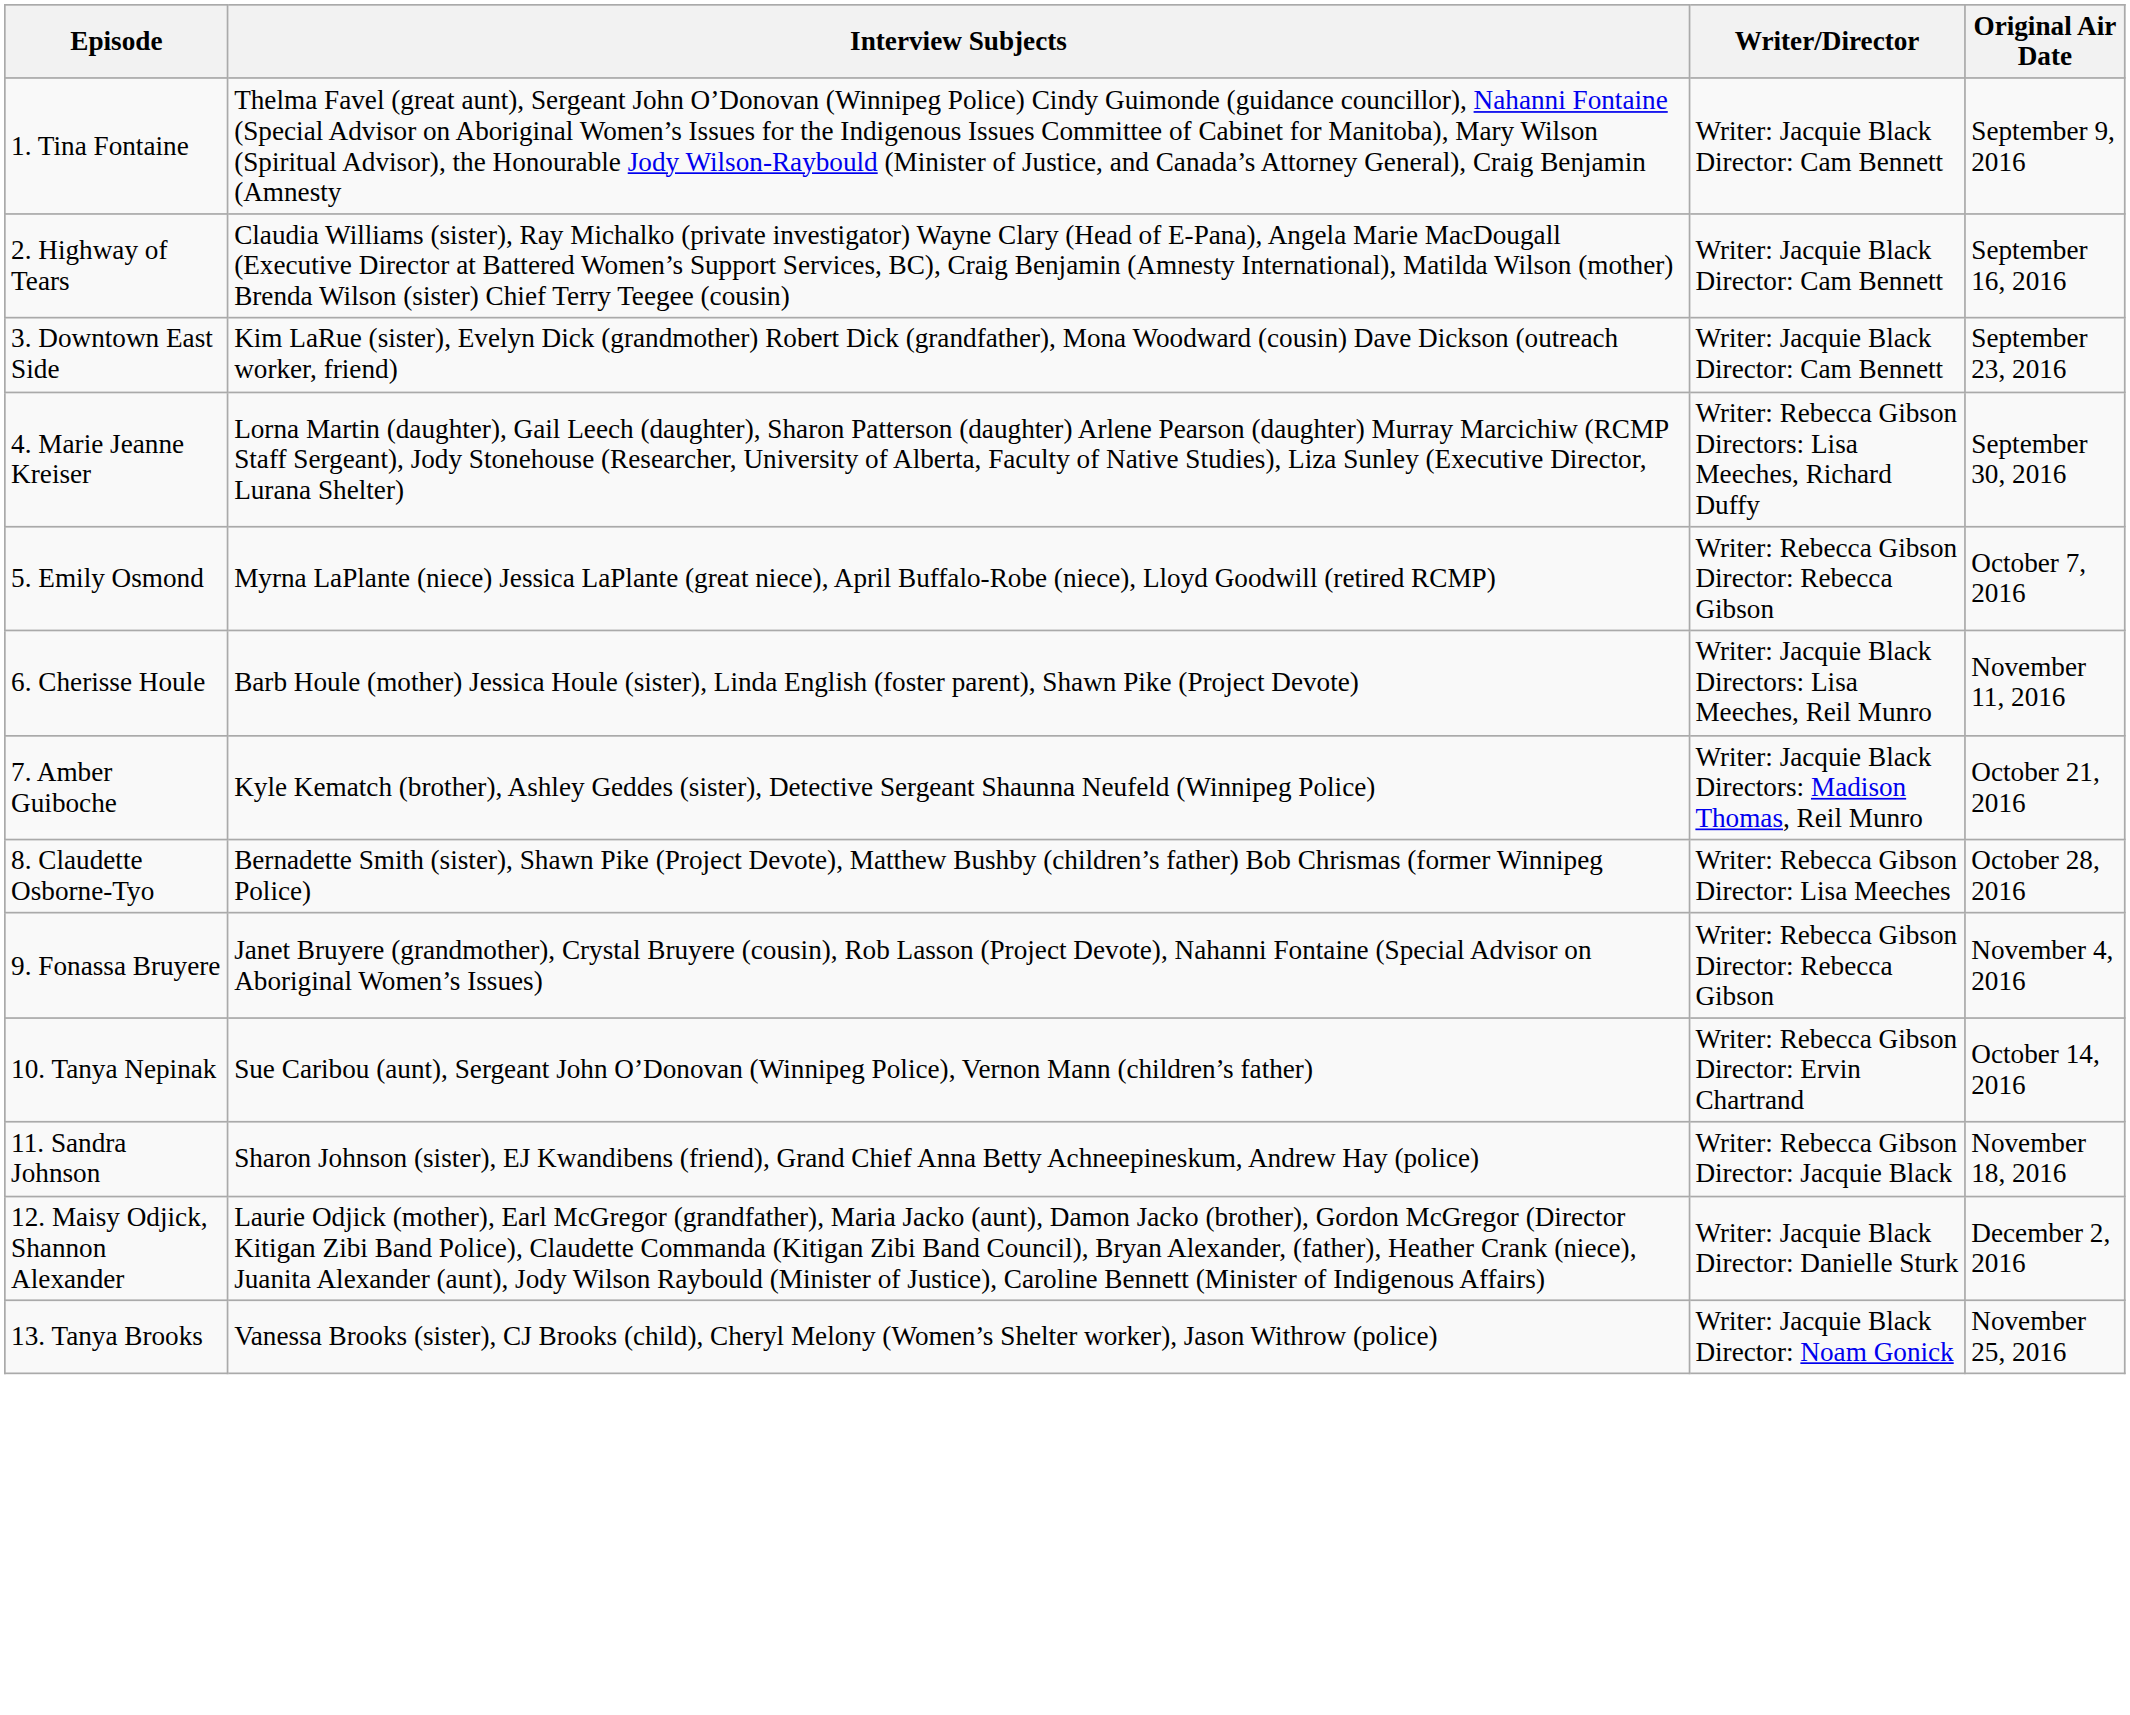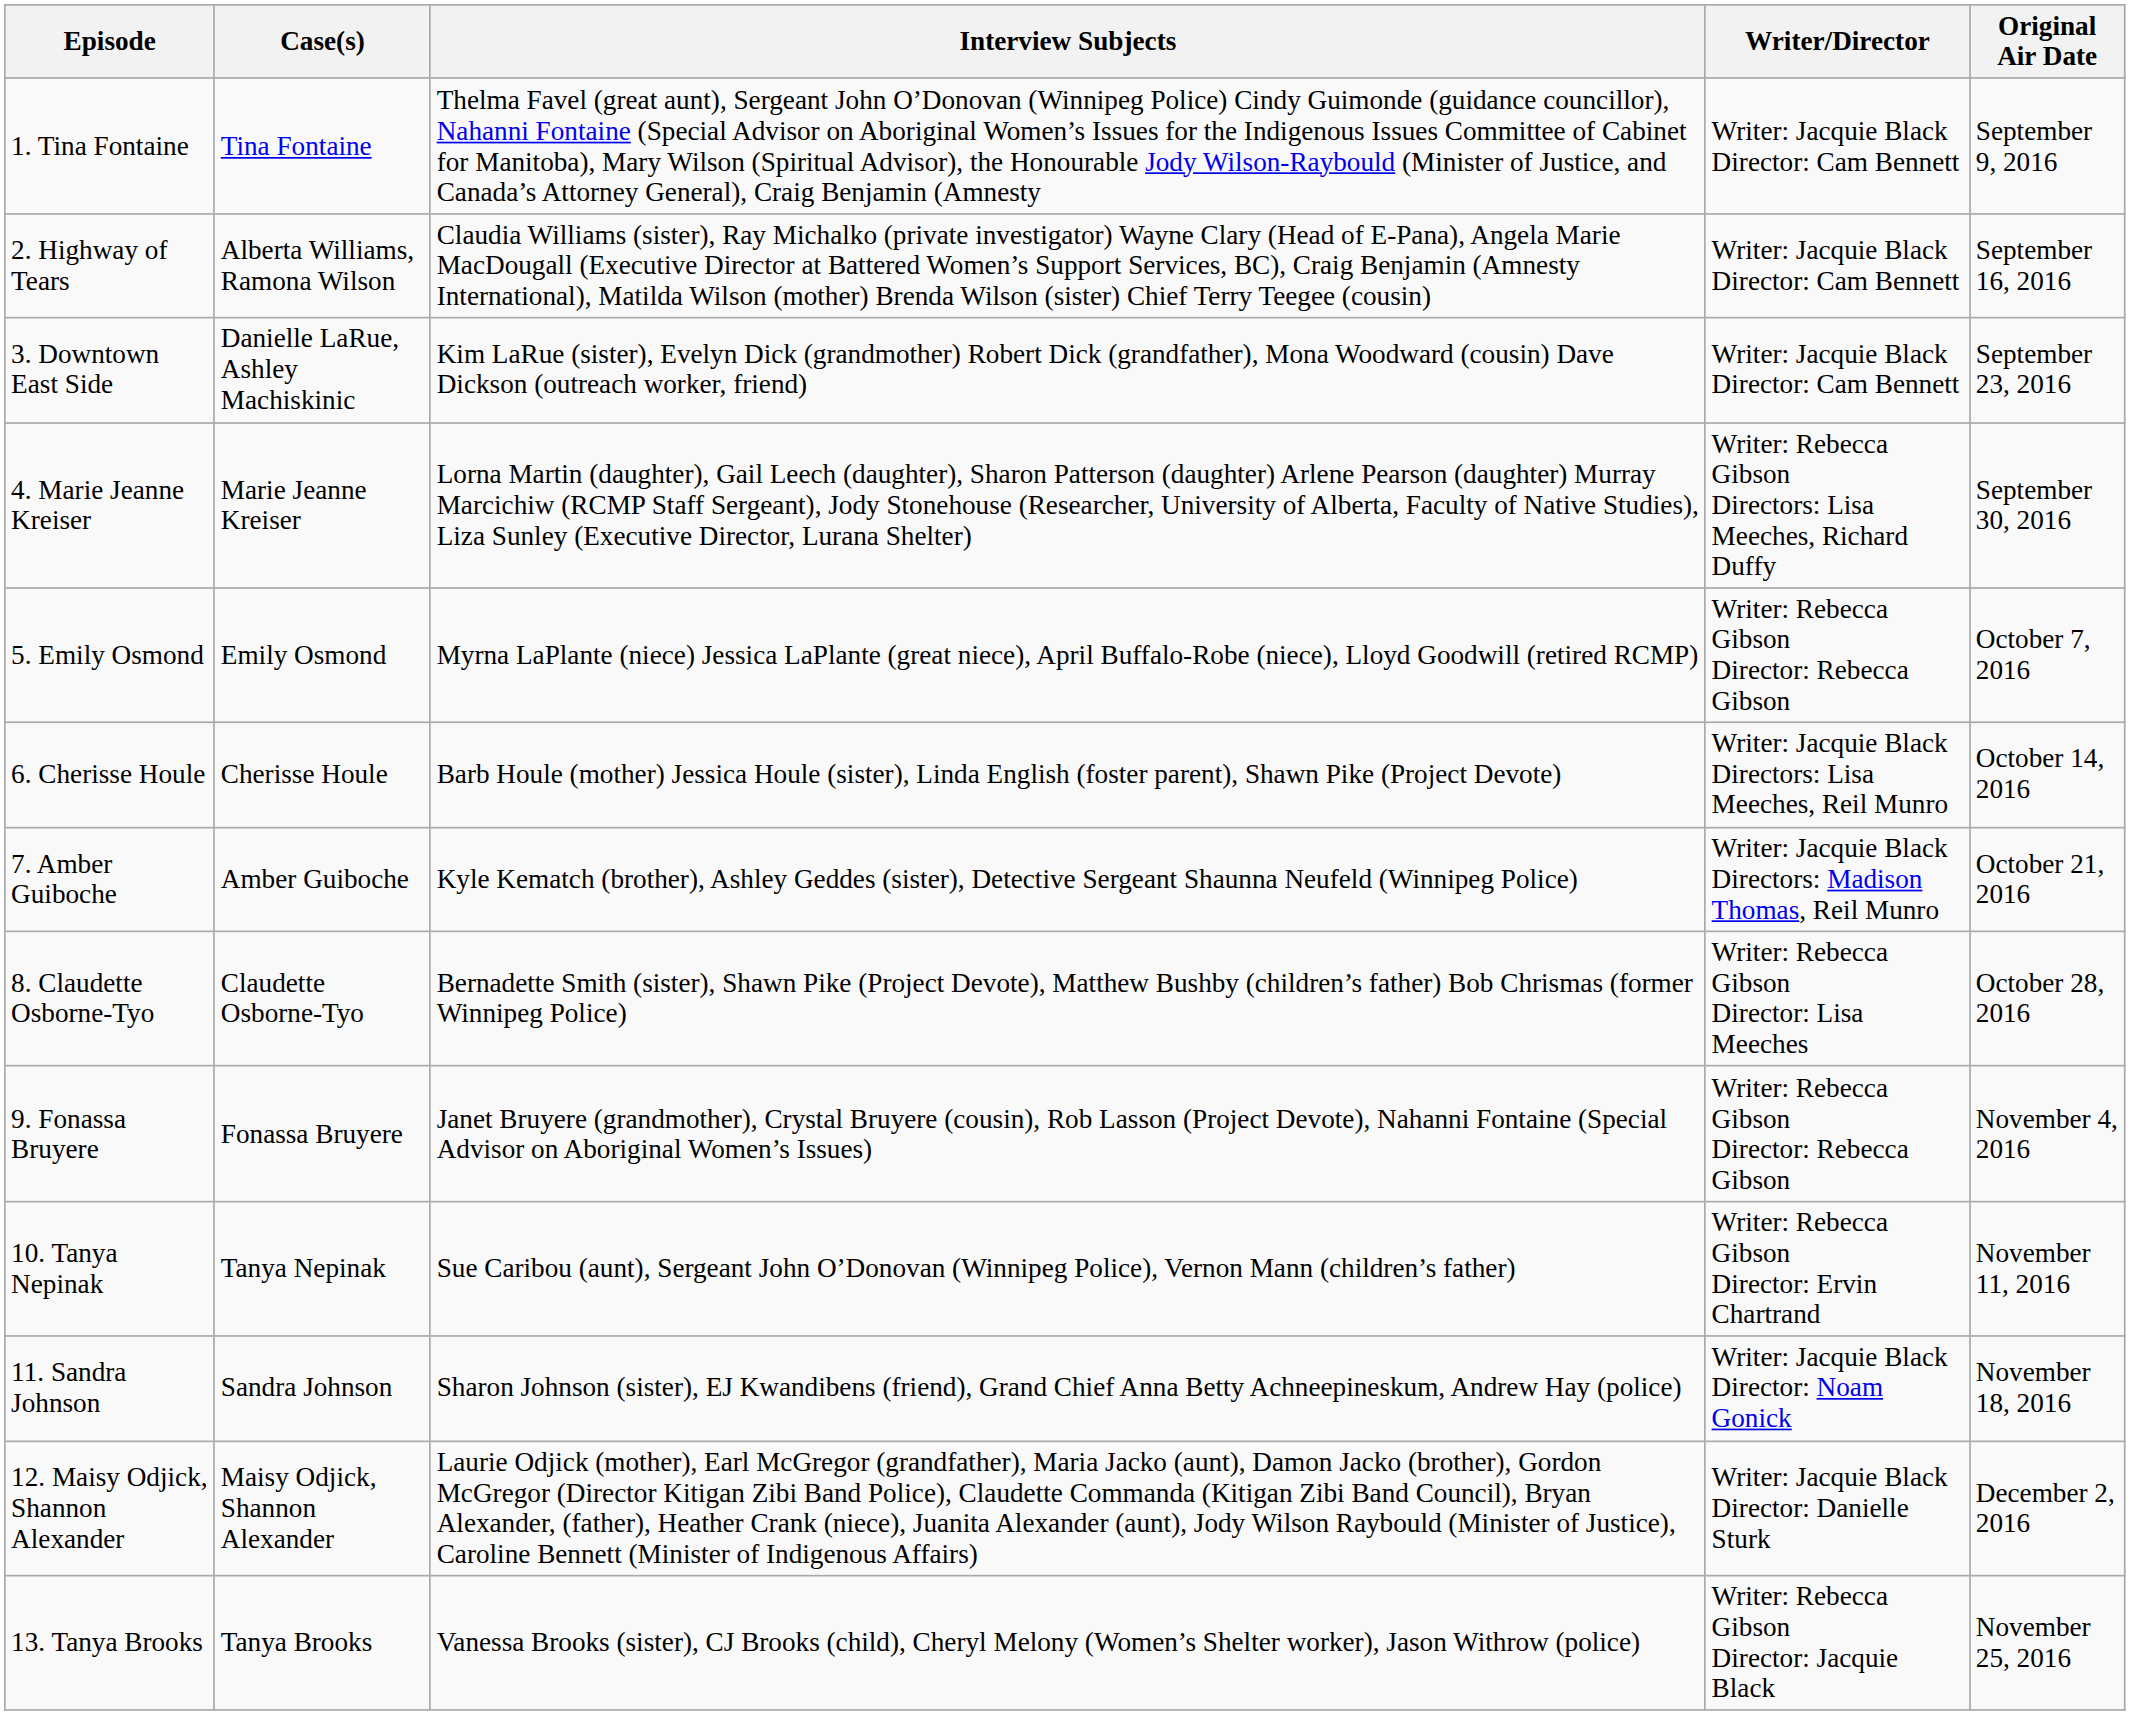+ column: (322, 41)
(2029, 682) November 11, 2016 -> (2040, 774) October 14, 2016
(2035, 1069) October 14, 2016 -> (2033, 1268) November 11, 2016
(1826, 1158) Writer: Rebecca Gibson Director: Jacquie Black -> (1830, 1387) Writer: Jacquie Black Director: Noam Gonick
(1825, 1336) Writer: Jacquie Black Director: Noam Gonick -> (1805, 1642) Writer: Rebecca Gibson Director: Jacquie Black
